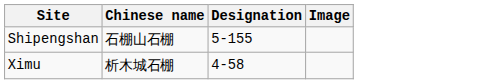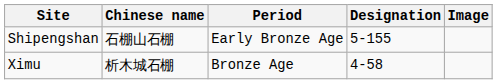+ column: (277, 16)
